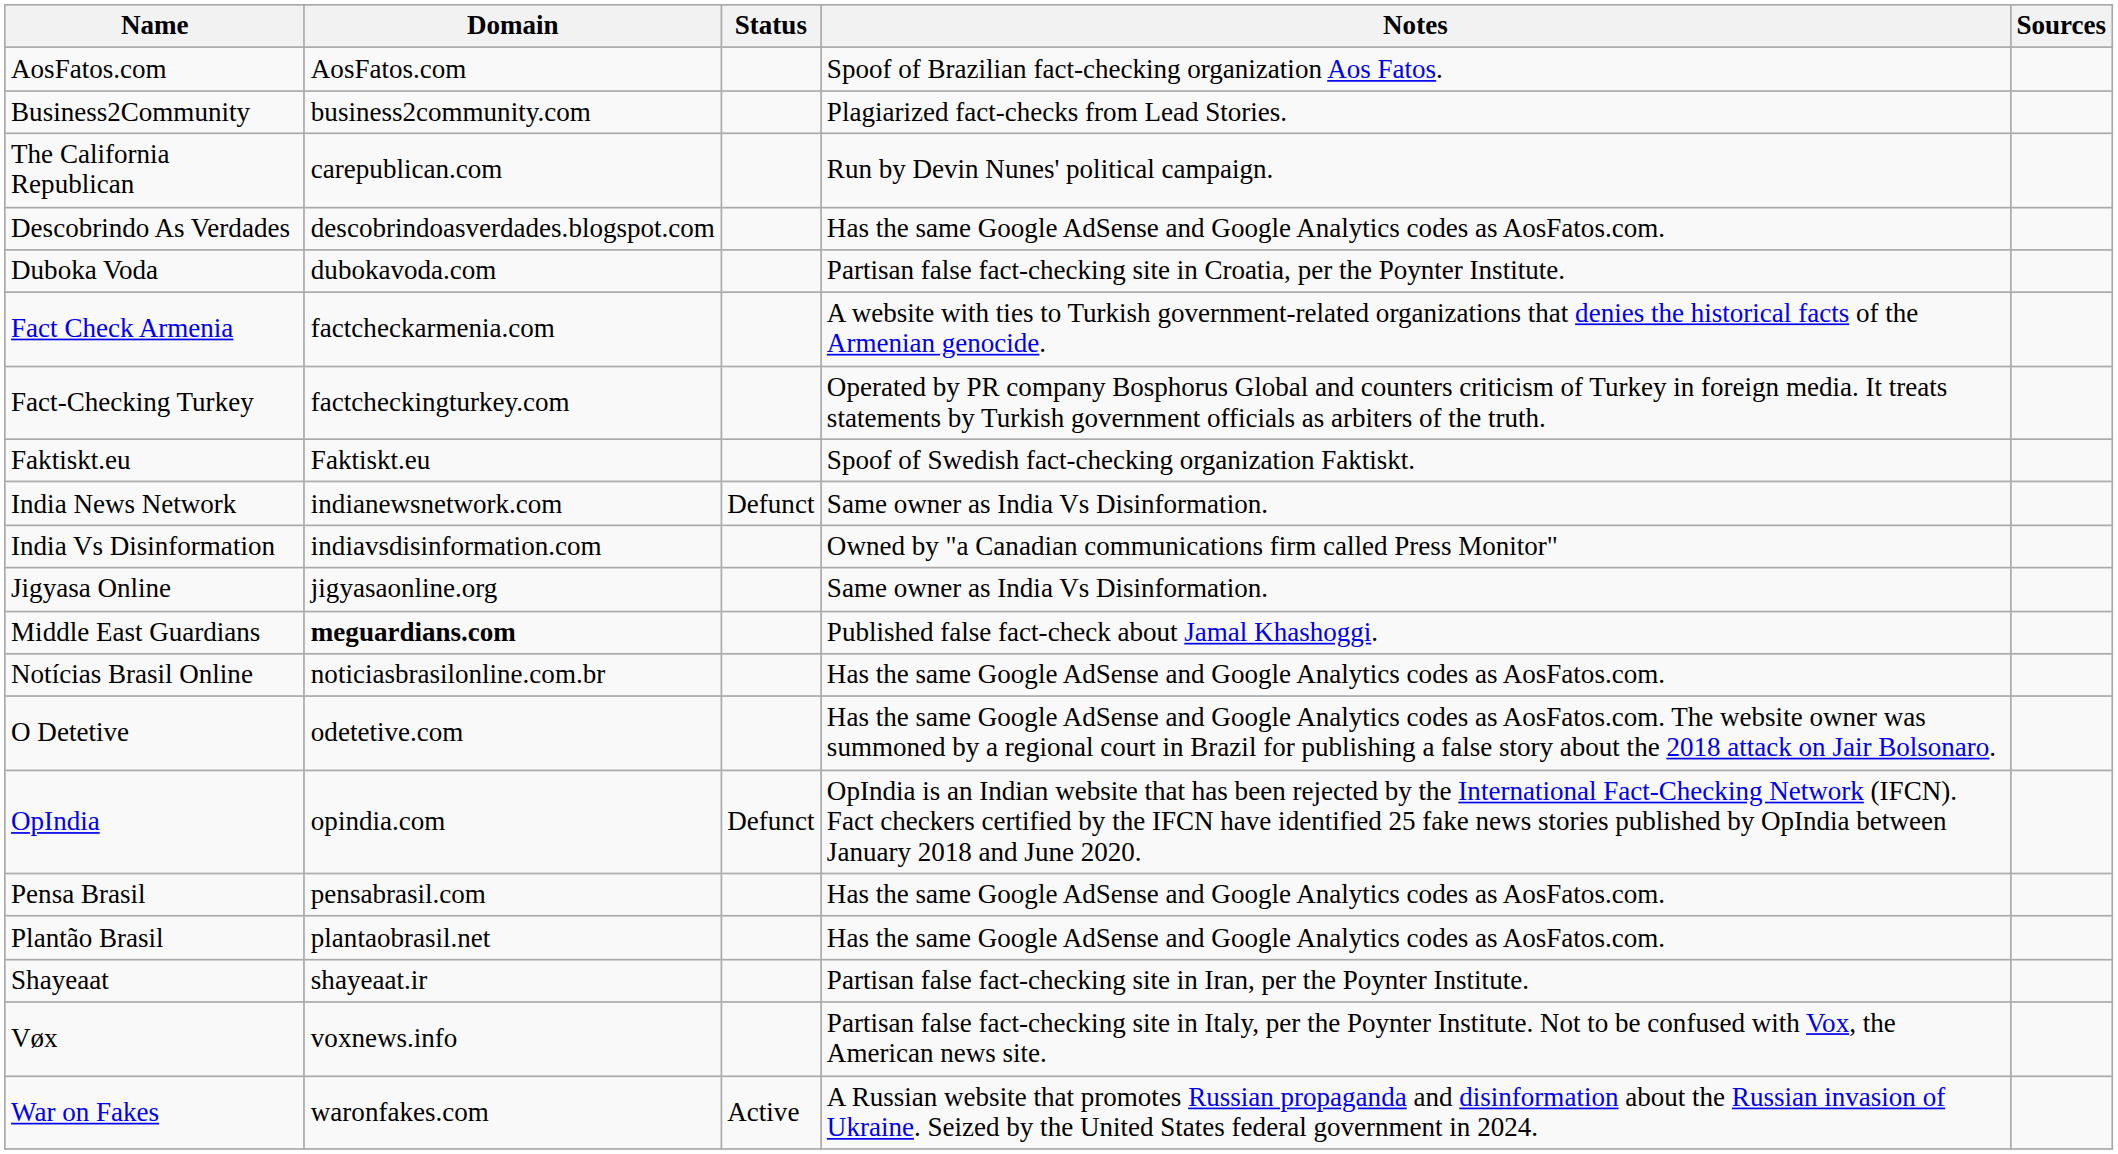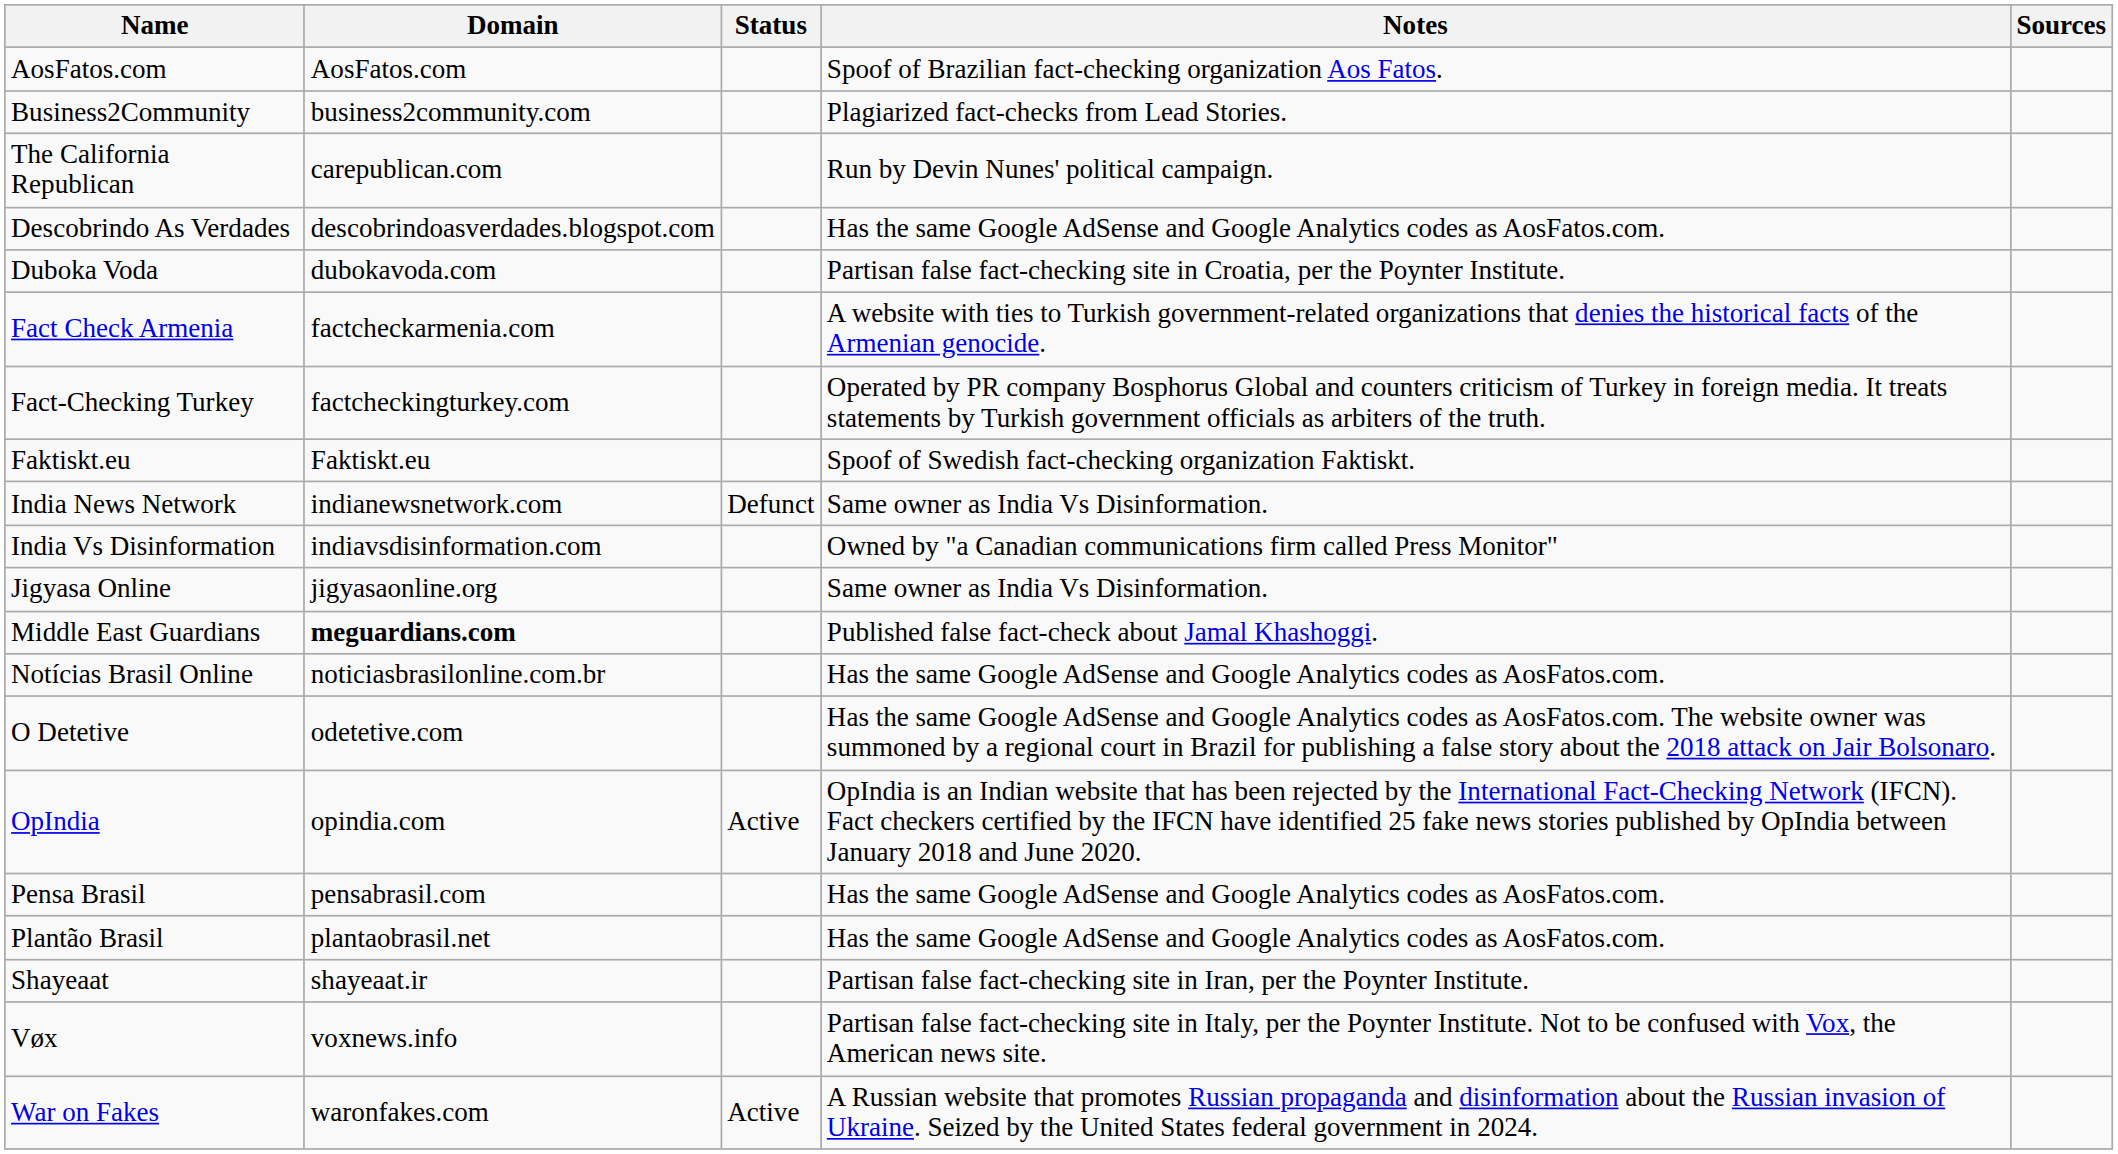(771, 821) Defunct -> (763, 821) Active
